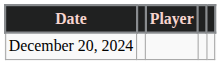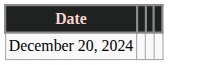- column: (172, 19)
